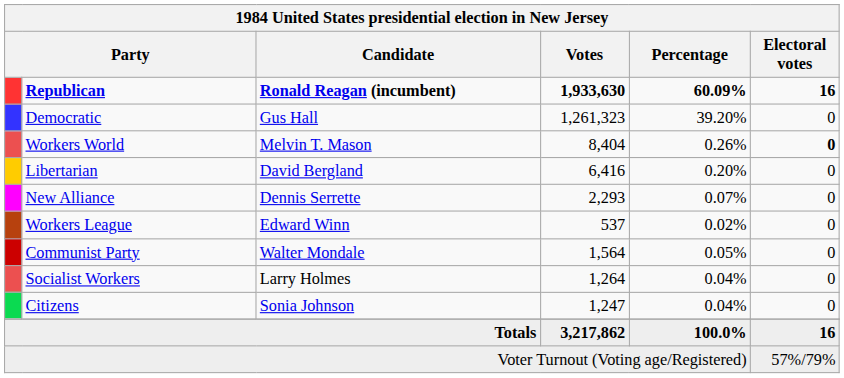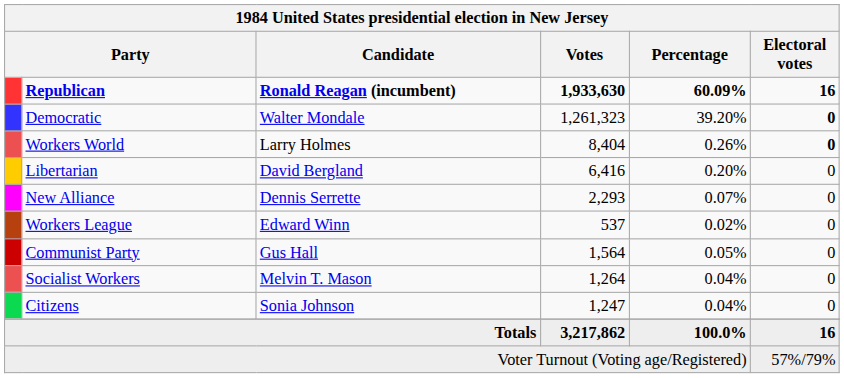(289, 117) Gus Hall -> (312, 117) Walter Mondale
(831, 117) normal -> (831, 117) bold
(316, 144) Melvin T. Mason -> (305, 144) Larry Holmes
(312, 251) Walter Mondale -> (289, 251) Gus Hall
(305, 278) Larry Holmes -> (316, 278) Melvin T. Mason
